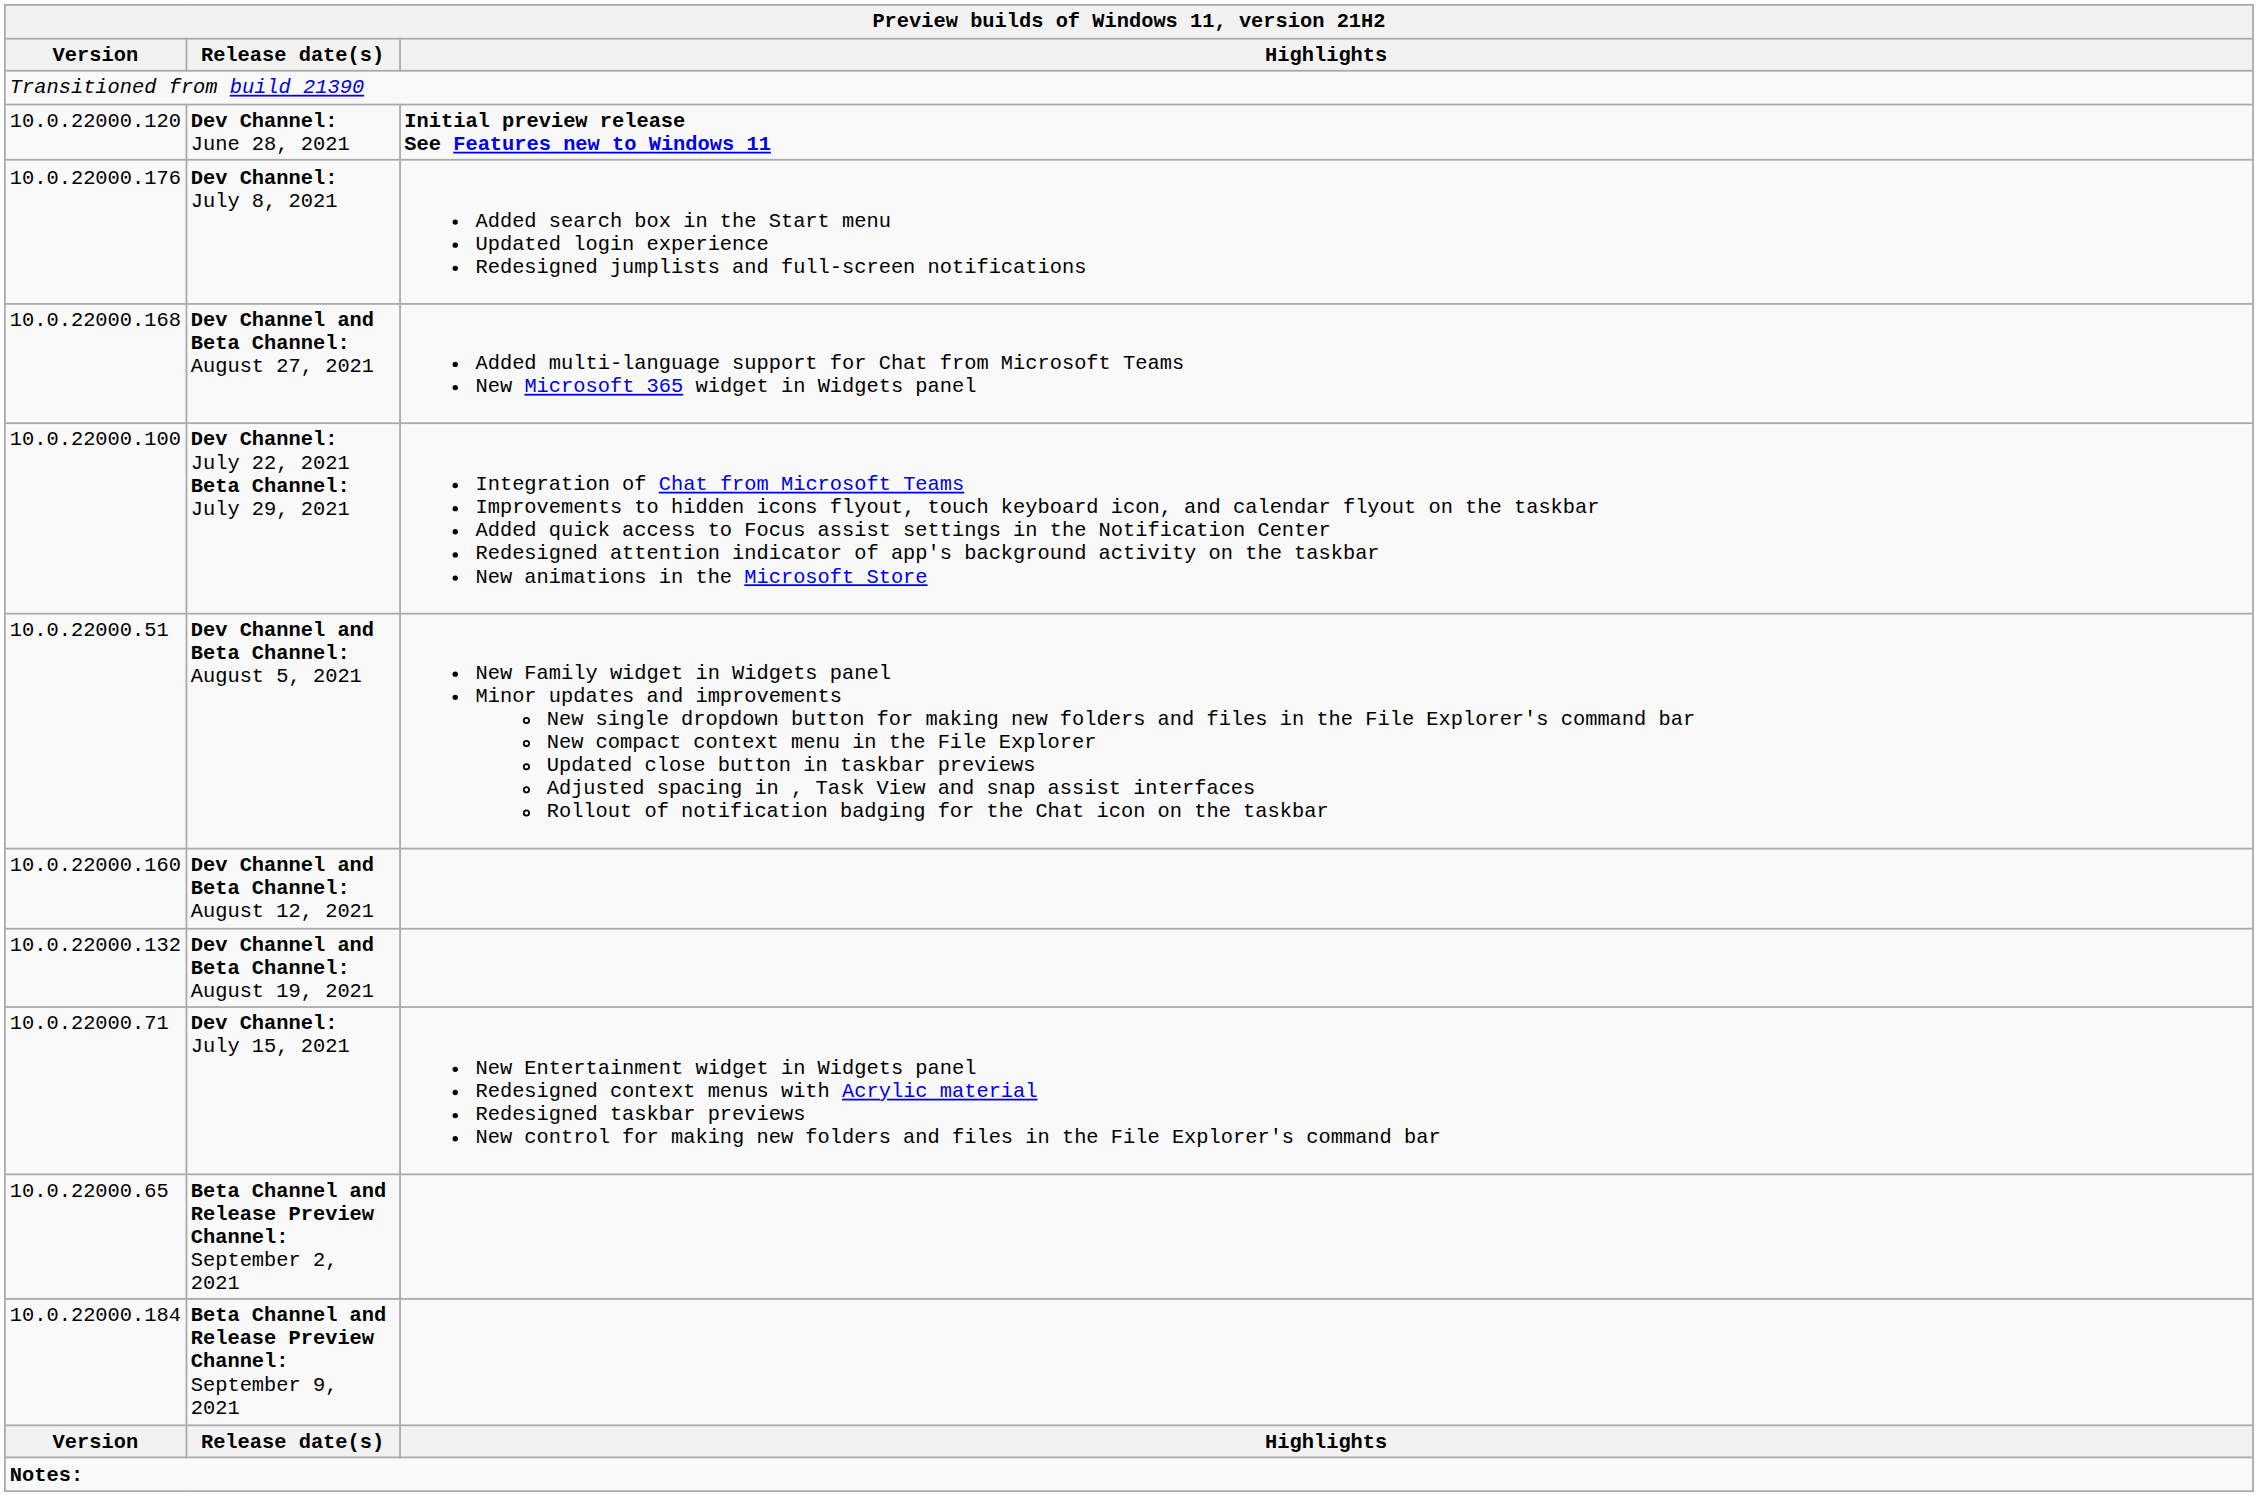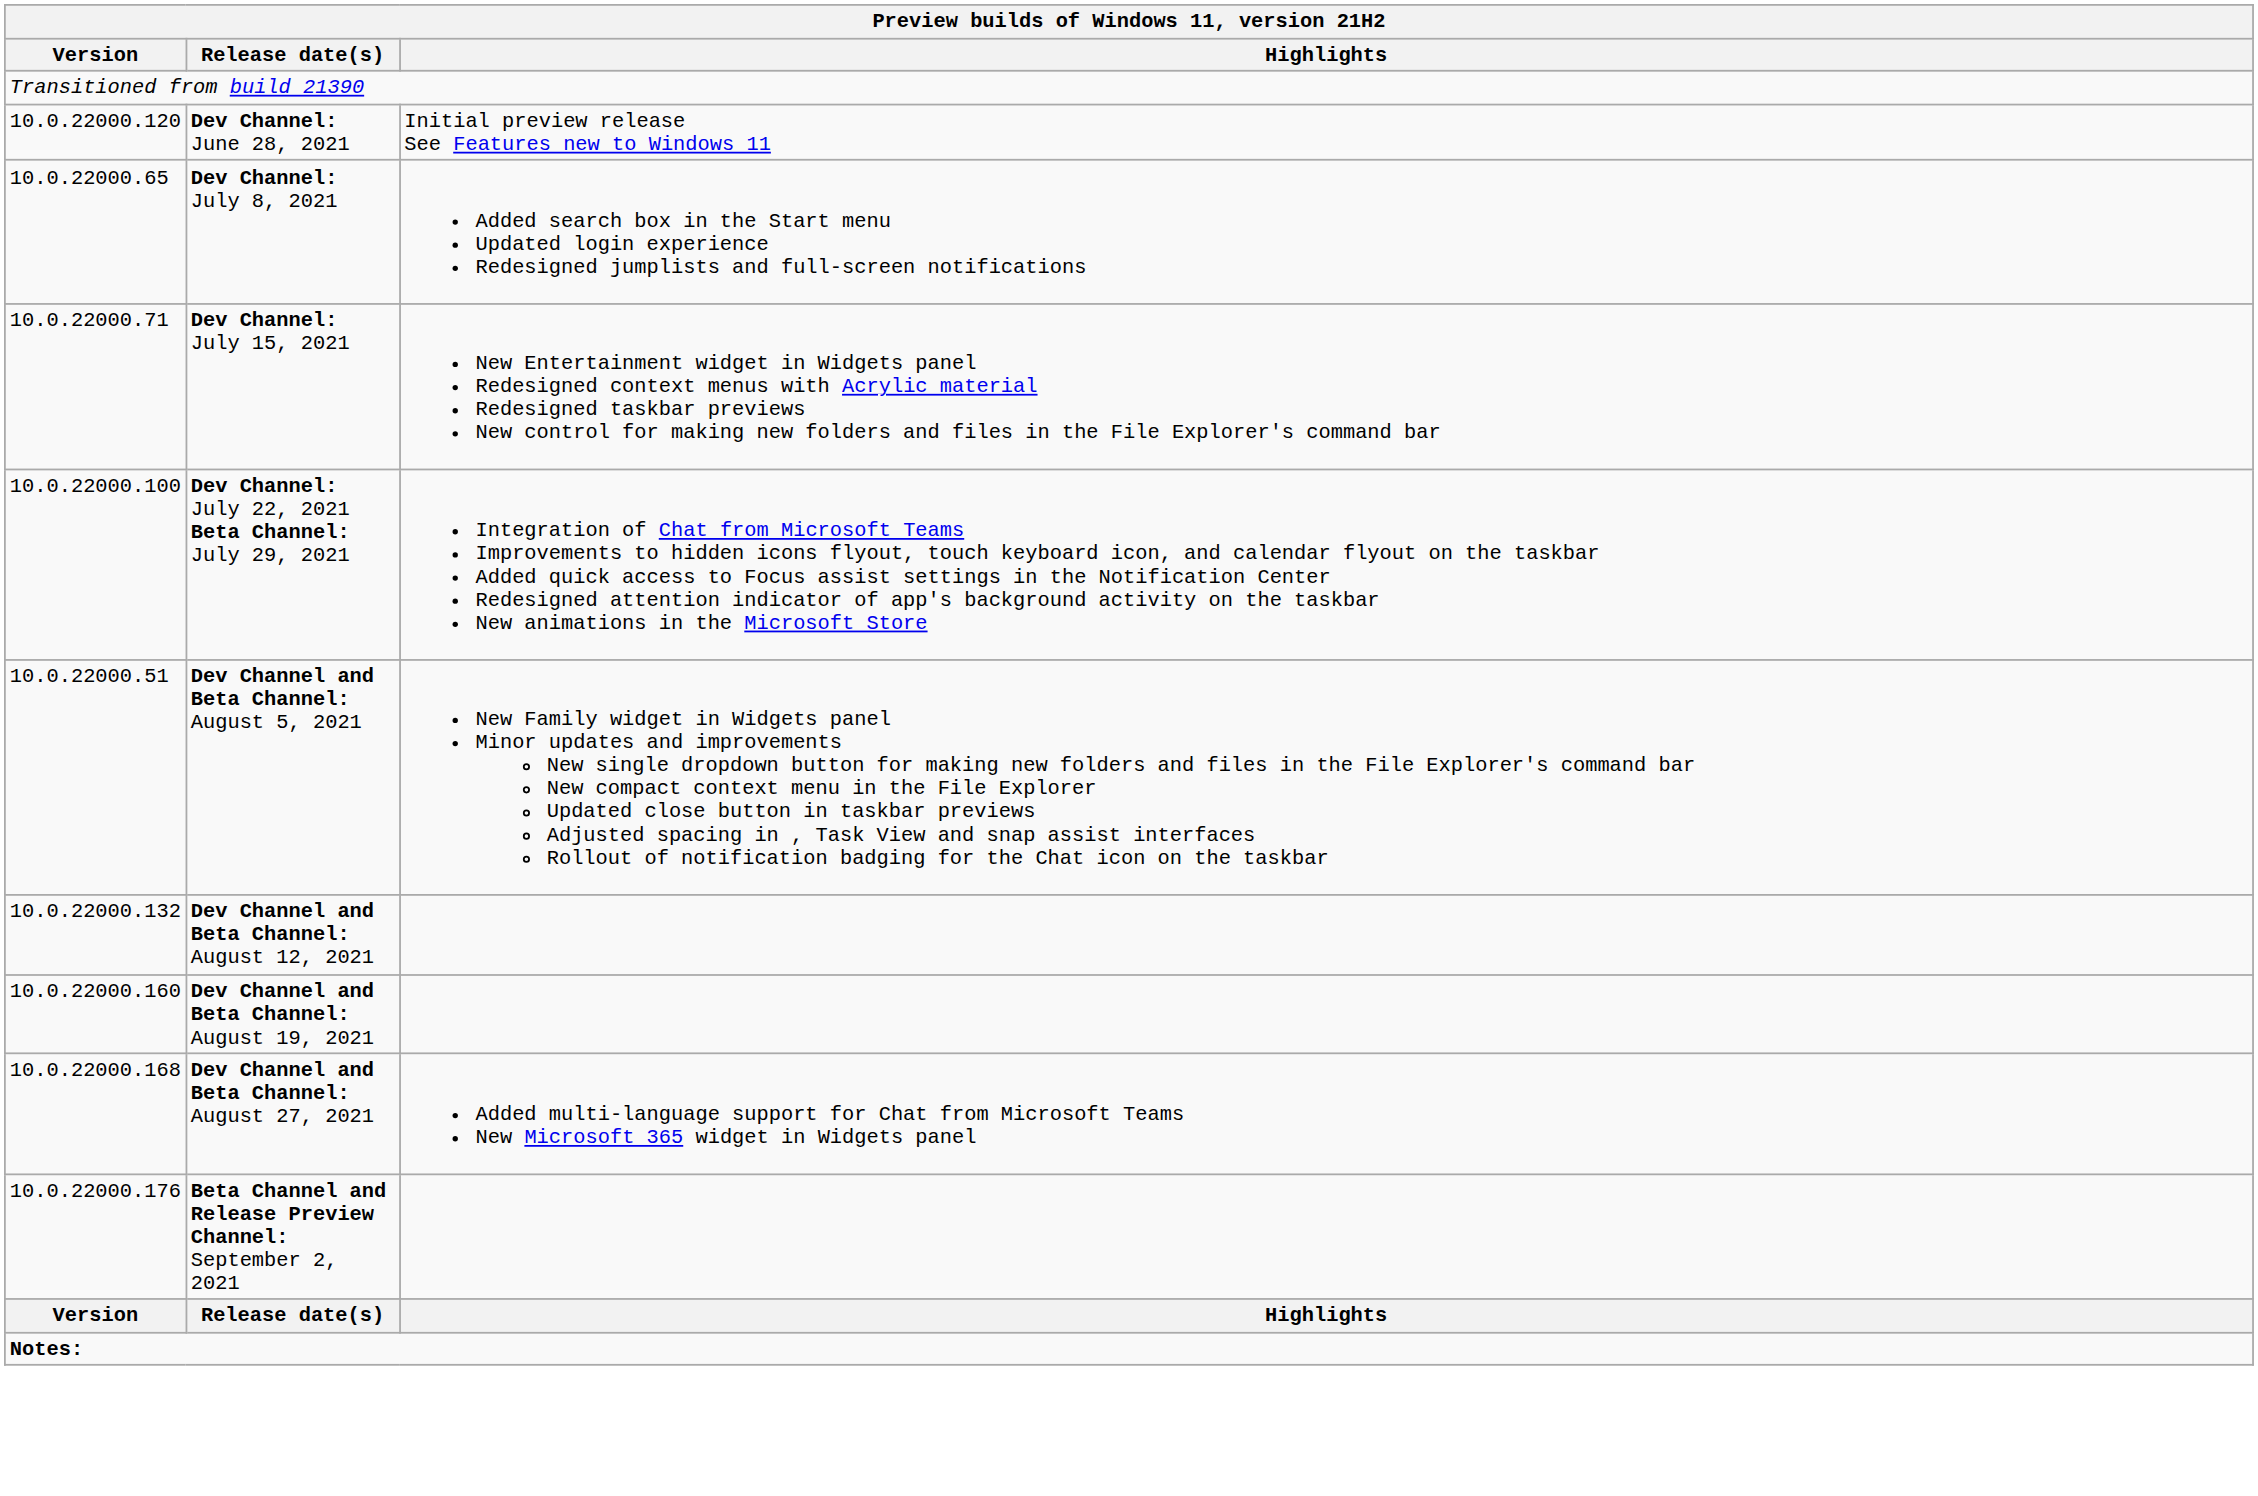(588, 133) bold -> (588, 133) normal
(95, 177) 10.0.22000.176 -> (89, 177) 10.0.22000.65
rows swapped: (270, 1036) <-> (282, 343)
(95, 866) 10.0.22000.160 -> (95, 912) 10.0.22000.132
(95, 945) 10.0.22000.132 -> (95, 991) 10.0.22000.160
(89, 1191) 10.0.22000.65 -> (95, 1191) 10.0.22000.176
- row: (289, 1362)
